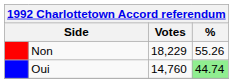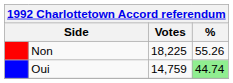(169, 51) 18,229 -> (169, 51) 18,225
(169, 69) 14,760 -> (169, 69) 14,759
